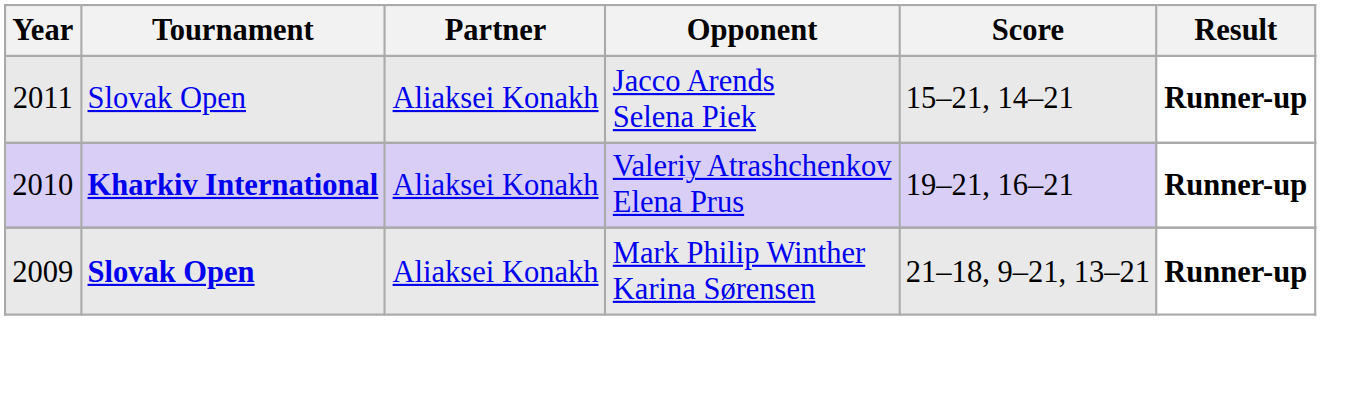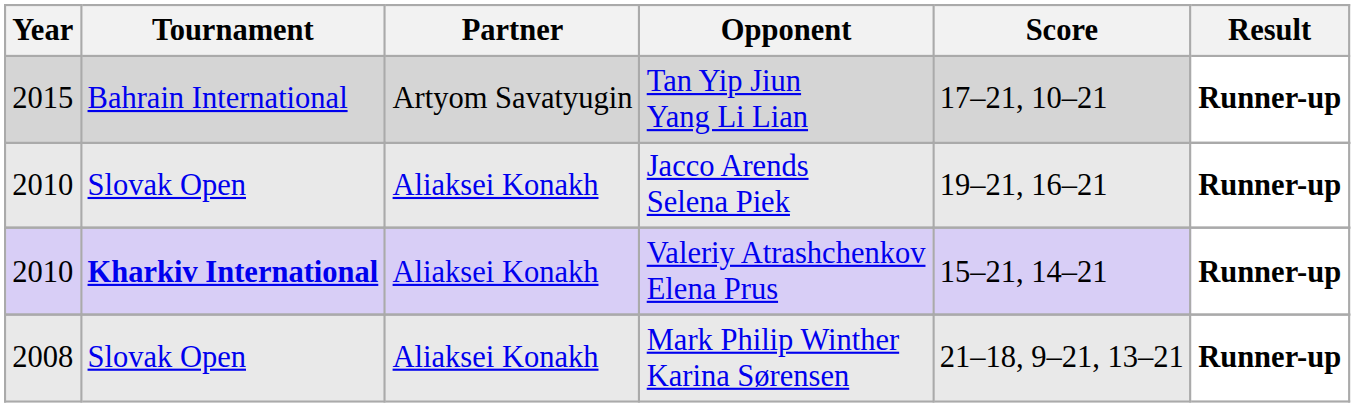+ row: (727, 98)
(43, 98) 2011 -> (43, 184) 2010
(990, 98) 15–21, 14–21 -> (1024, 184) 19–21, 16–21
(990, 184) 19–21, 16–21 -> (1024, 271) 15–21, 14–21
(43, 271) 2009 -> (43, 357) 2008
(171, 271) bold -> (167, 357) normal
